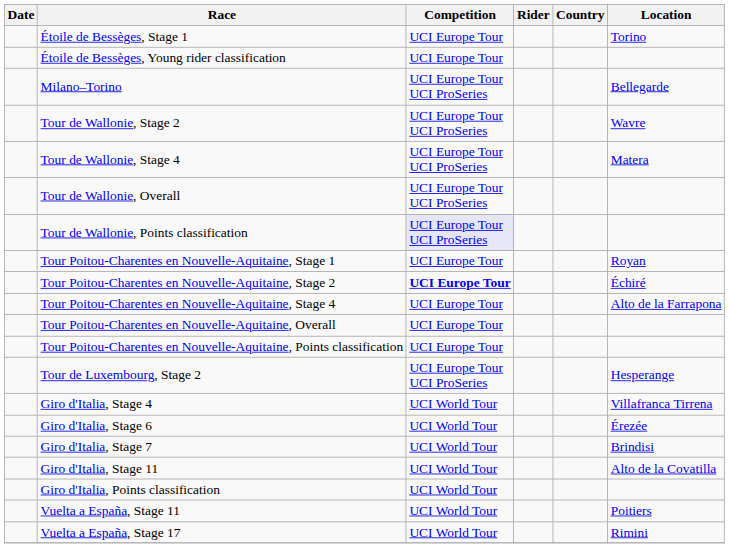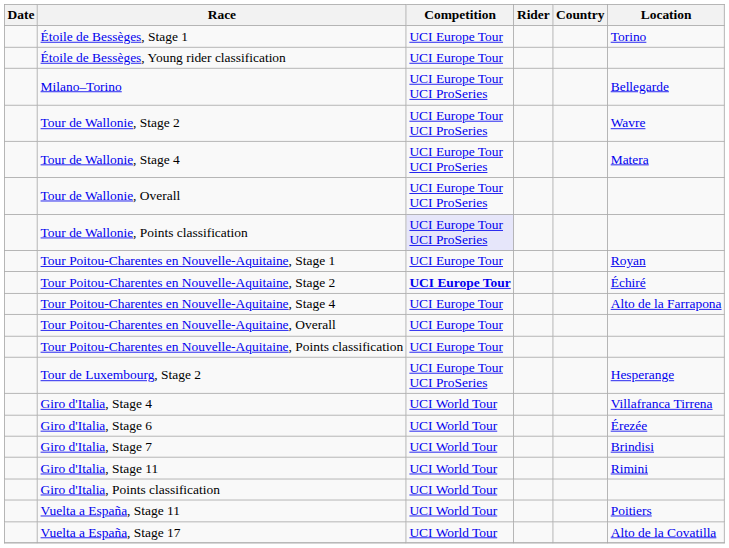(664, 468) Alto de la Covatilla -> (629, 468) Rimini
(629, 532) Rimini -> (664, 532) Alto de la Covatilla
